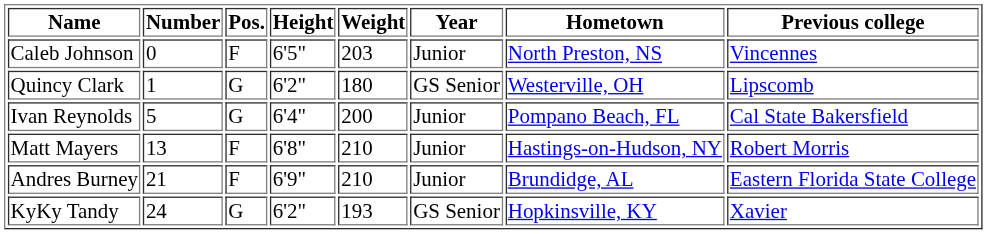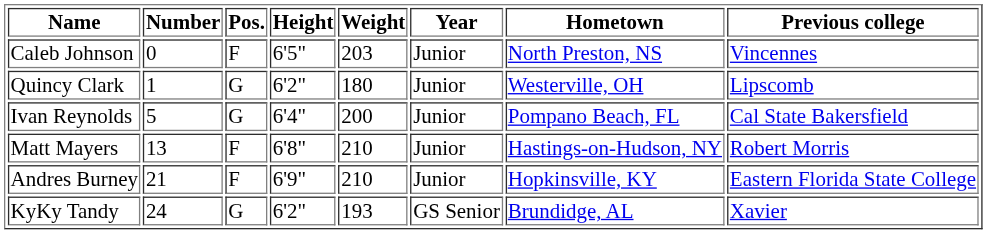(457, 85) GS Senior -> (439, 85) Junior
(571, 179) Brundidge, AL -> (582, 179) Hopkinsville, KY
(582, 210) Hopkinsville, KY -> (571, 210) Brundidge, AL
